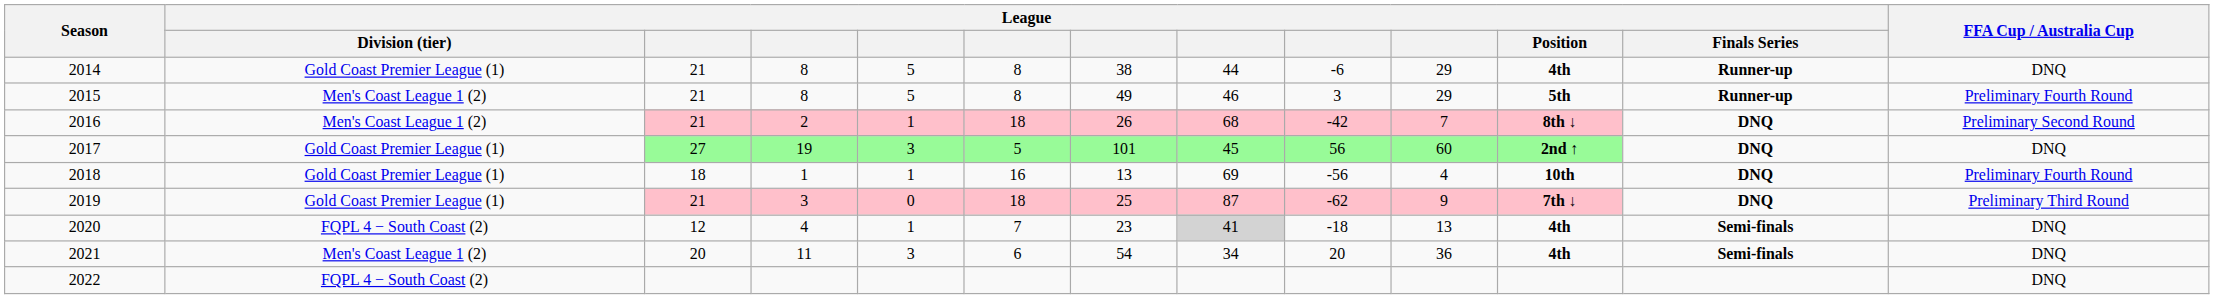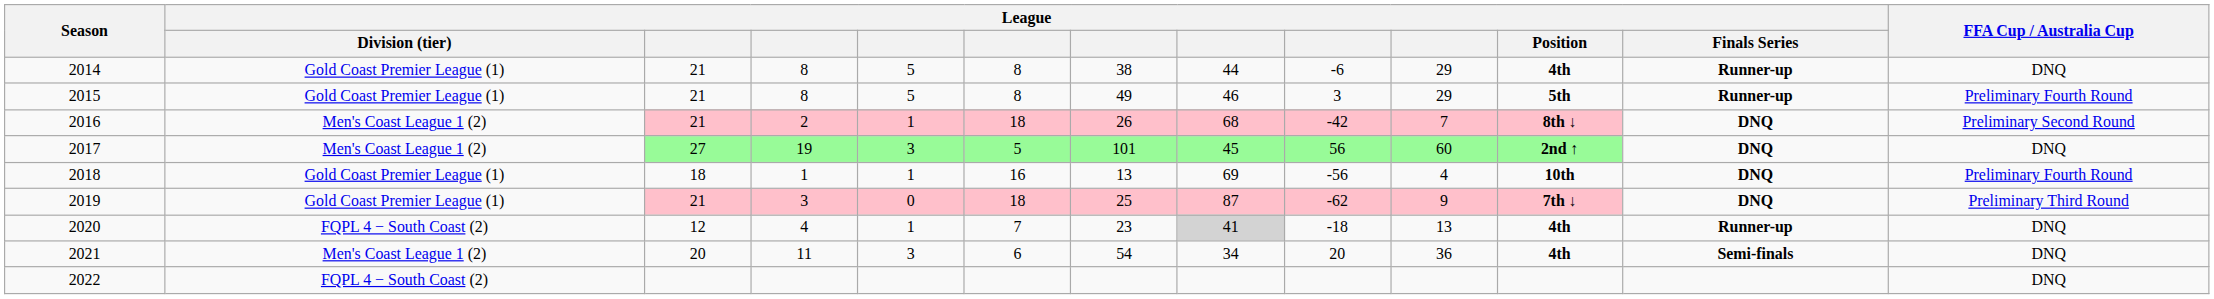(404, 95) Men's Coast League 1 (2) -> (404, 95) Gold Coast Premier League (1)
(404, 148) Gold Coast Premier League (1) -> (404, 148) Men's Coast League 1 (2)
(1755, 227) Semi-finals -> (1755, 227) Runner-up
